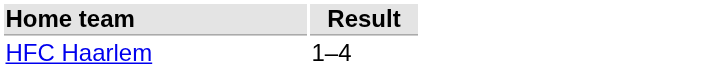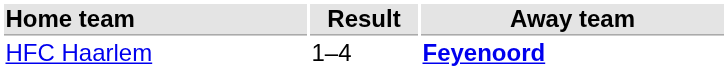+ column: (572, 18)
